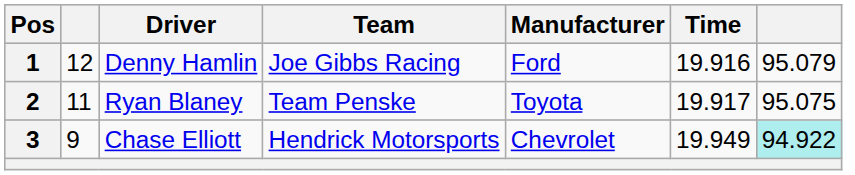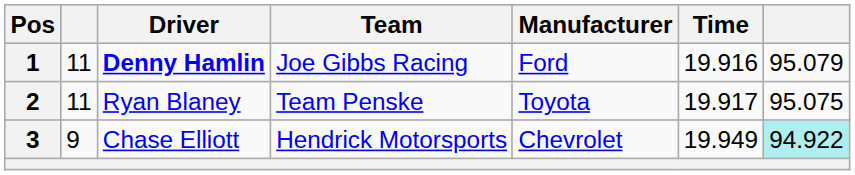(80, 63) 12 -> (79, 63) 11
(181, 63) normal -> (184, 63) bold
